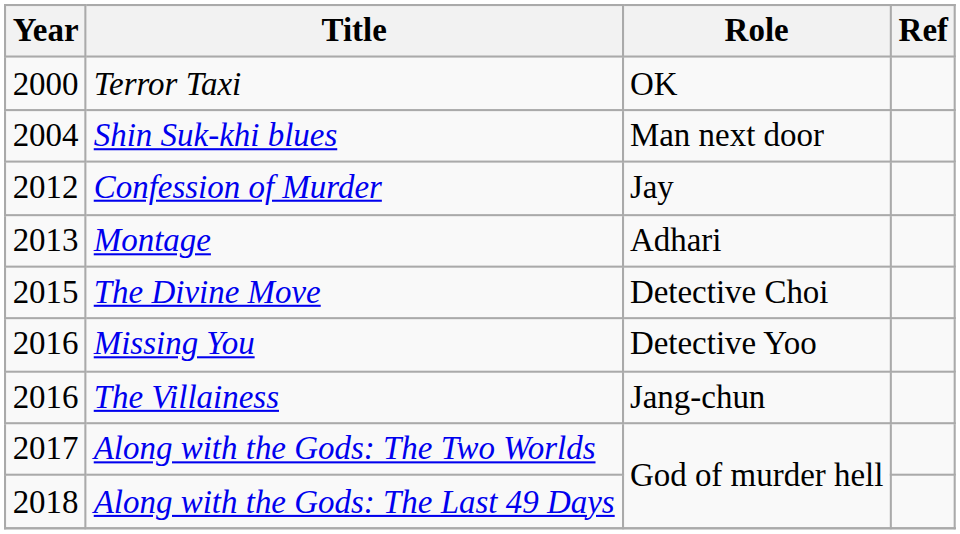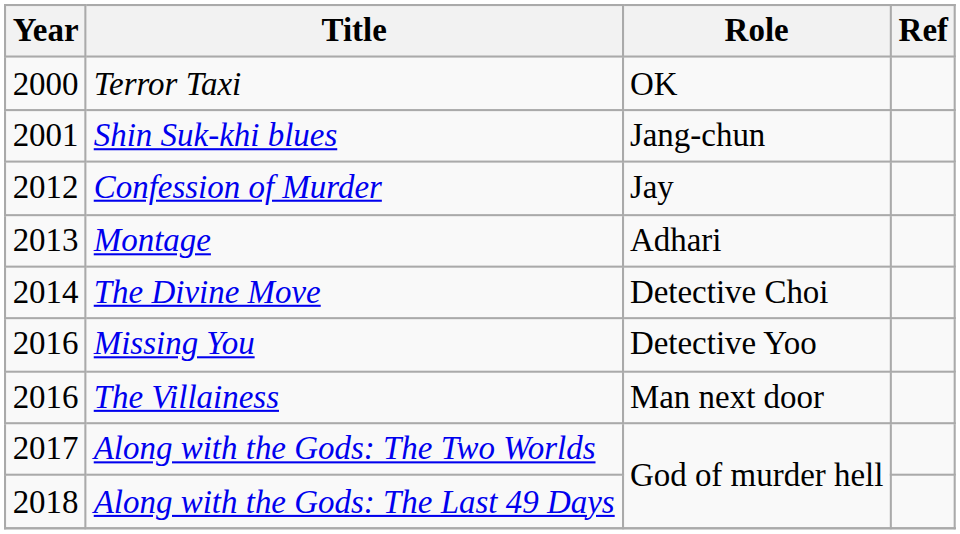(46, 135) 2004 -> (46, 135) 2001
(727, 135) Man next door -> (698, 135) Jang-chun
(46, 291) 2015 -> (46, 291) 2014
(698, 396) Jang-chun -> (727, 396) Man next door
